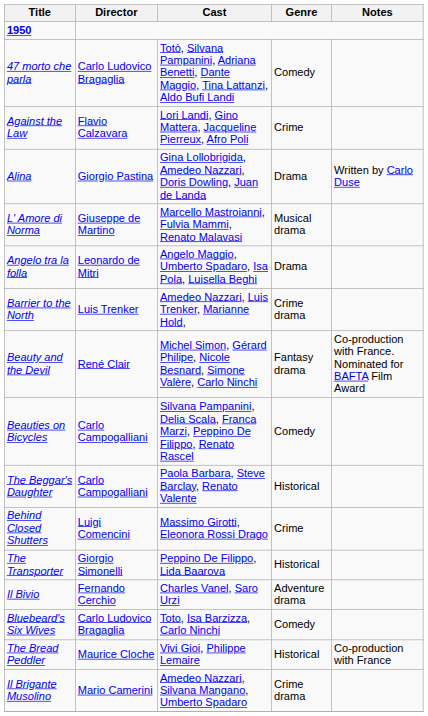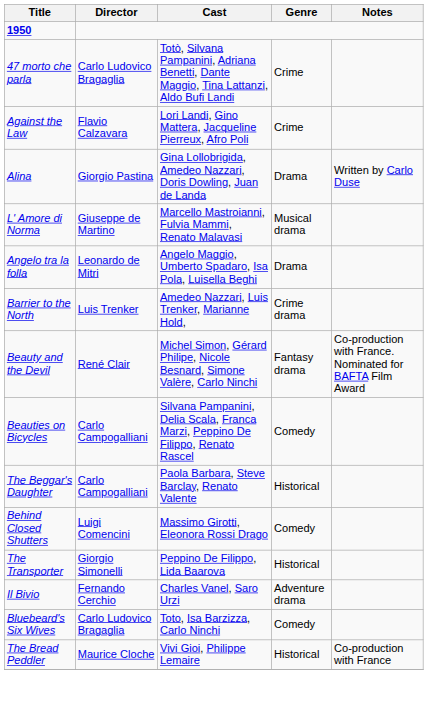(295, 73) Comedy -> (289, 73) Crime
(289, 528) Crime -> (295, 528) Comedy
- row: (32, 690)
